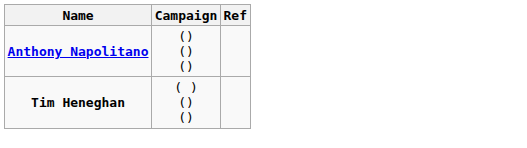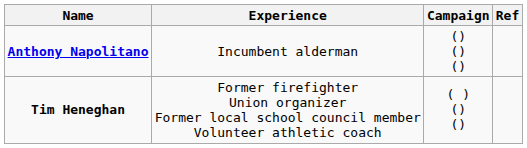+ column: (288, 15)
